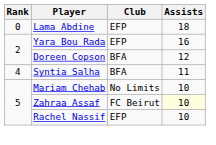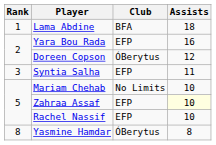(18, 27) 0 -> (18, 27) 1
(118, 27) EFP -> (124, 27) BFA
(118, 57) BFA -> (138, 57) ÓBerytus
(18, 72) 4 -> (18, 72) 3
(118, 72) BFA -> (124, 72) EFP
(135, 102) FC Beirut -> (124, 102) EFP
+ row: (72, 132)
